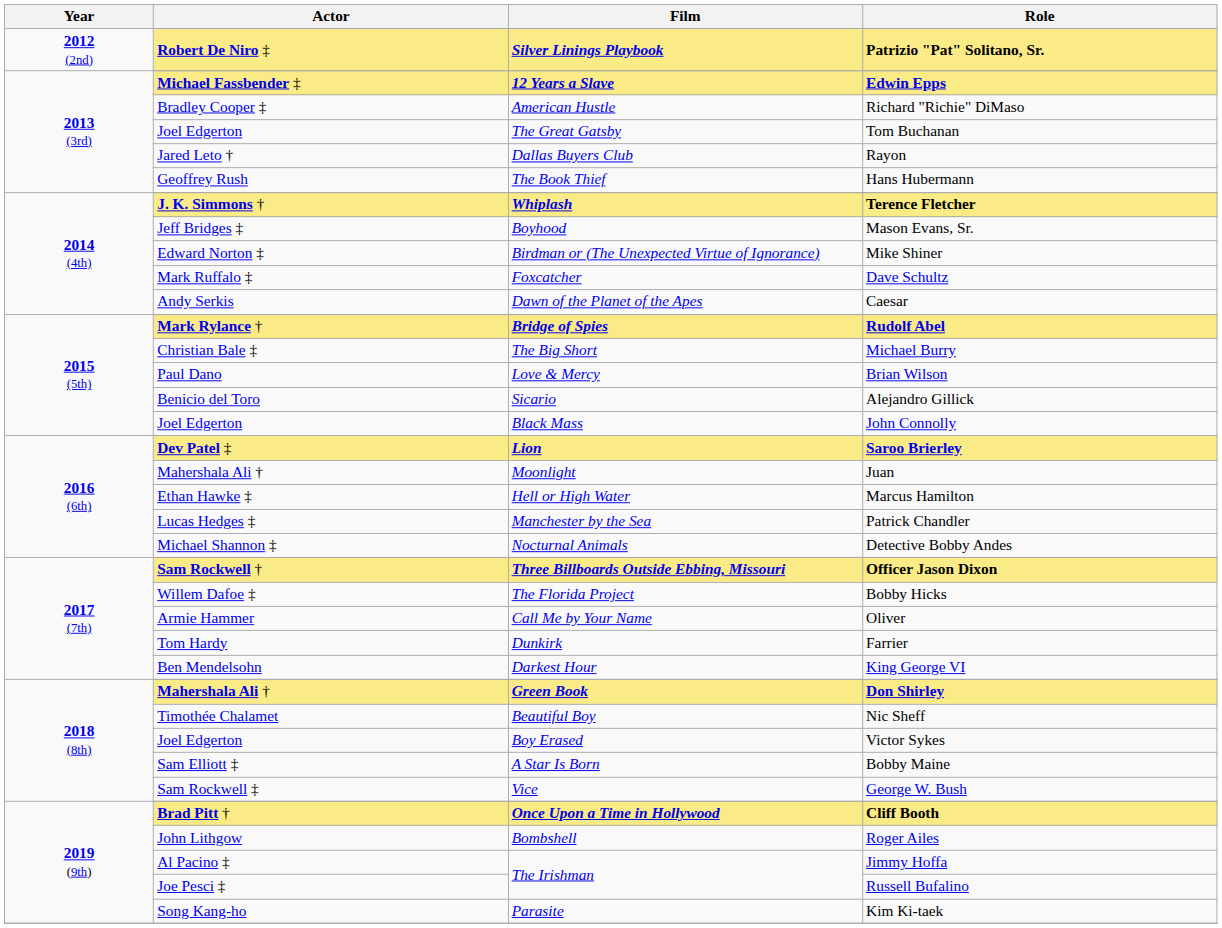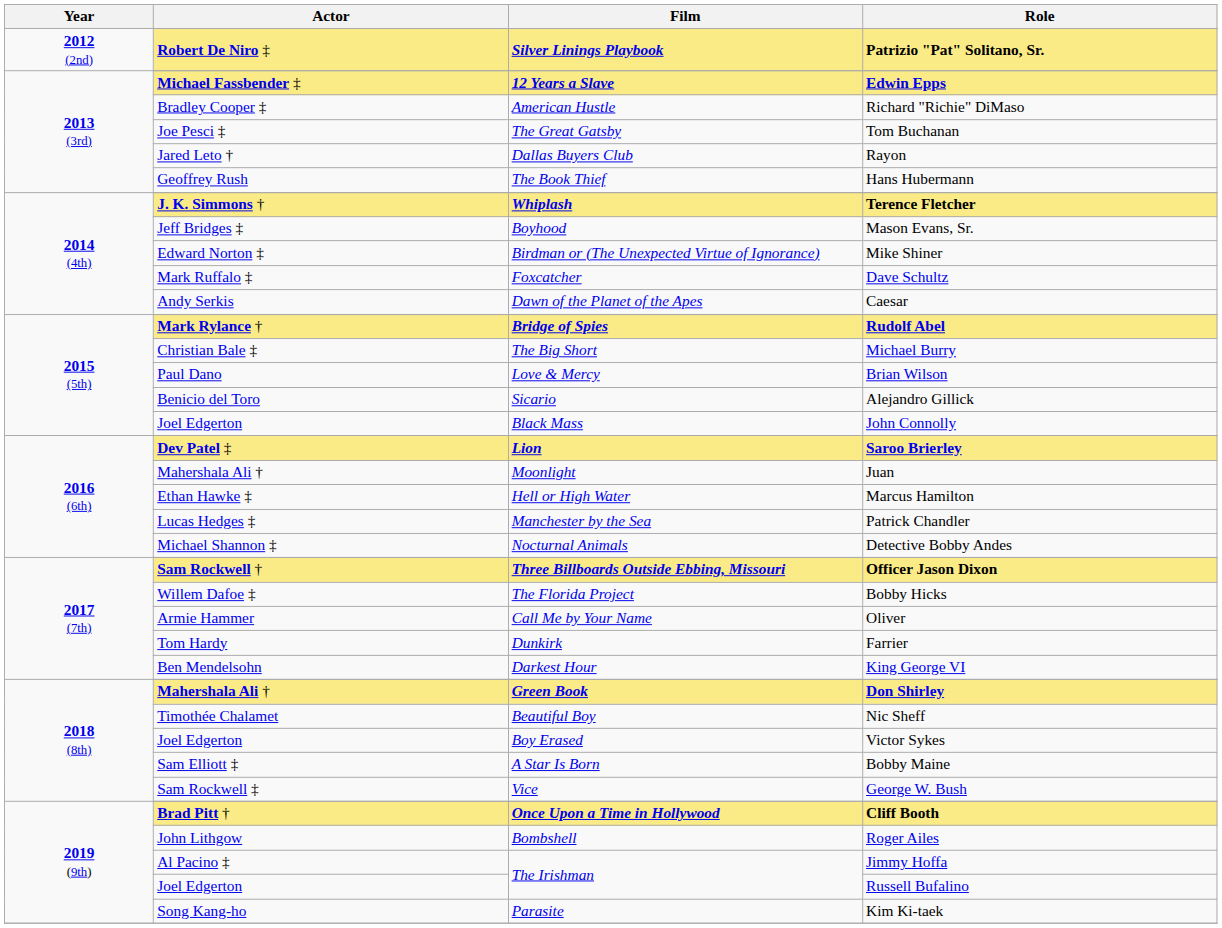(200, 131) Joel Edgerton -> (191, 131) Joe Pesci ‡
(191, 886) Joe Pesci ‡ -> (200, 886) Joel Edgerton
